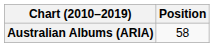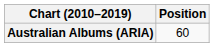(183, 33) 58 -> (183, 33) 60
